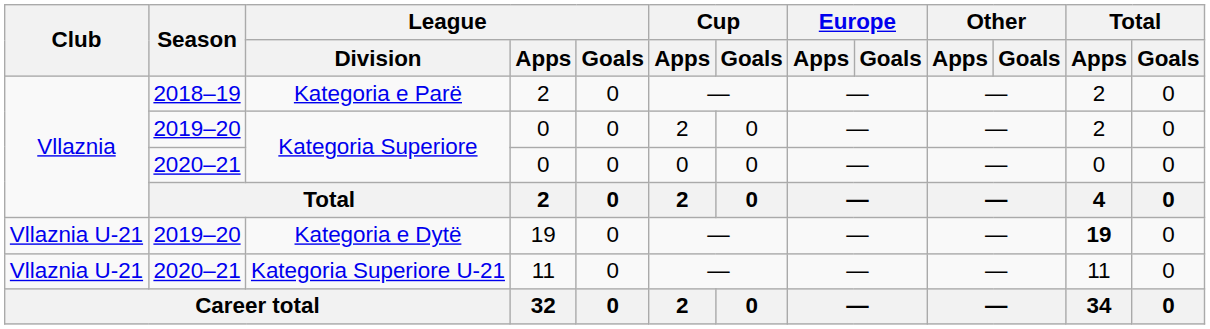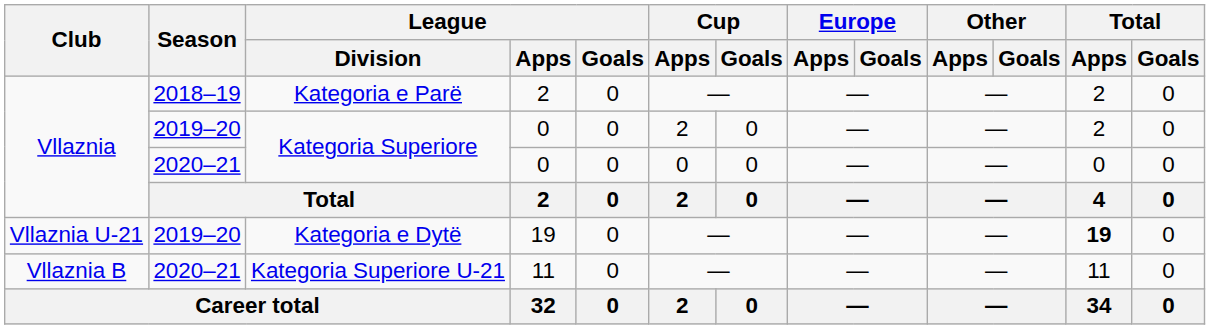(76, 270) Vllaznia U-21 -> (76, 270) Vllaznia B
